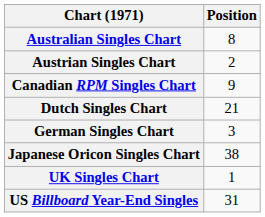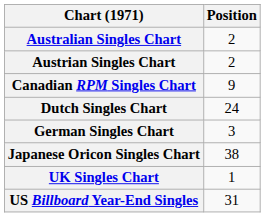(232, 39) 8 -> (232, 39) 2
(232, 108) 21 -> (232, 108) 24
